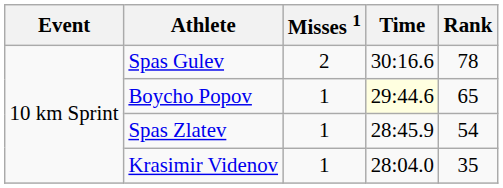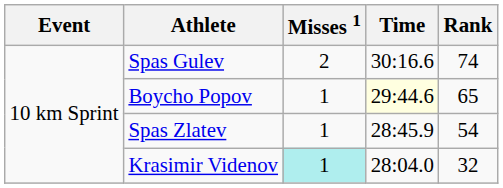(468, 62) 78 -> (468, 62) 74
(324, 165) no background -> (324, 165) paleturquoise background
(468, 165) 35 -> (468, 165) 32
